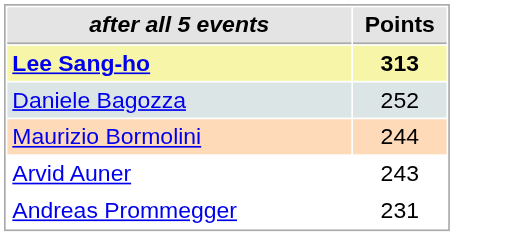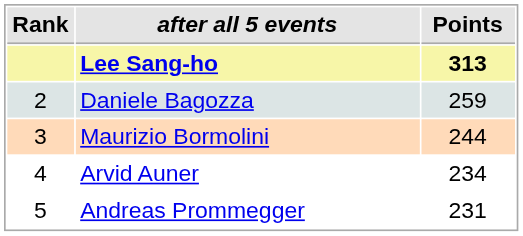+ column: (40, 25)
(400, 100) 252 -> (468, 100) 259
(400, 174) 243 -> (468, 174) 234
